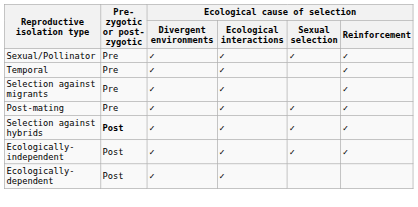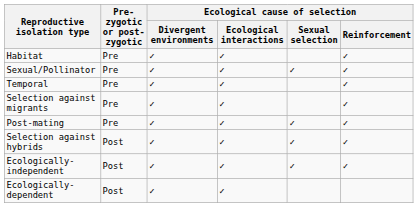+ row: (25, 56)
(113, 128) bold -> (113, 142) normal
